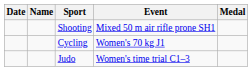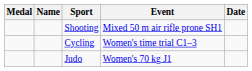columns swapped: (232, 12) <-> (16, 12)
(130, 43) Women's 70 kg J1 -> (150, 43) Women's time trial C1–3
(143, 59) Women's time trial C1–3 -> (137, 59) Women's 70 kg J1
